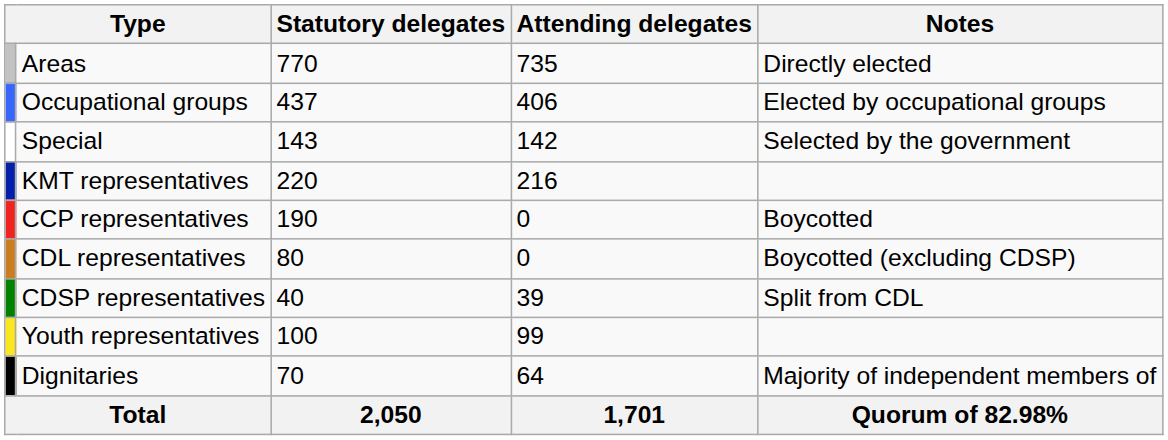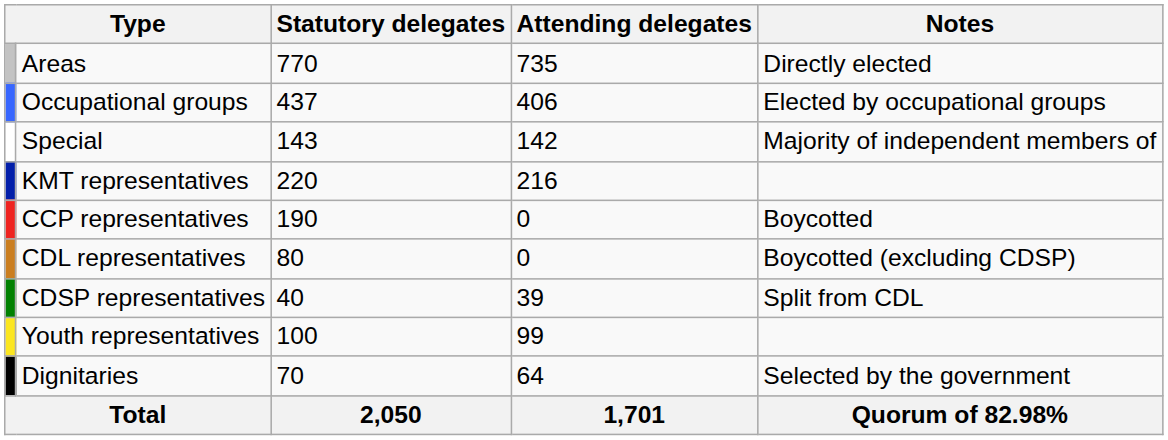(917, 141) Selected by the government -> (960, 141) Majority of independent members of
(960, 375) Majority of independent members of -> (917, 375) Selected by the government
